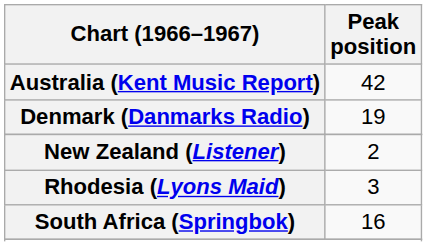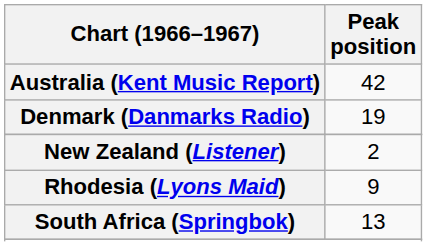(373, 186) 3 -> (373, 186) 9
(373, 221) 16 -> (373, 221) 13
